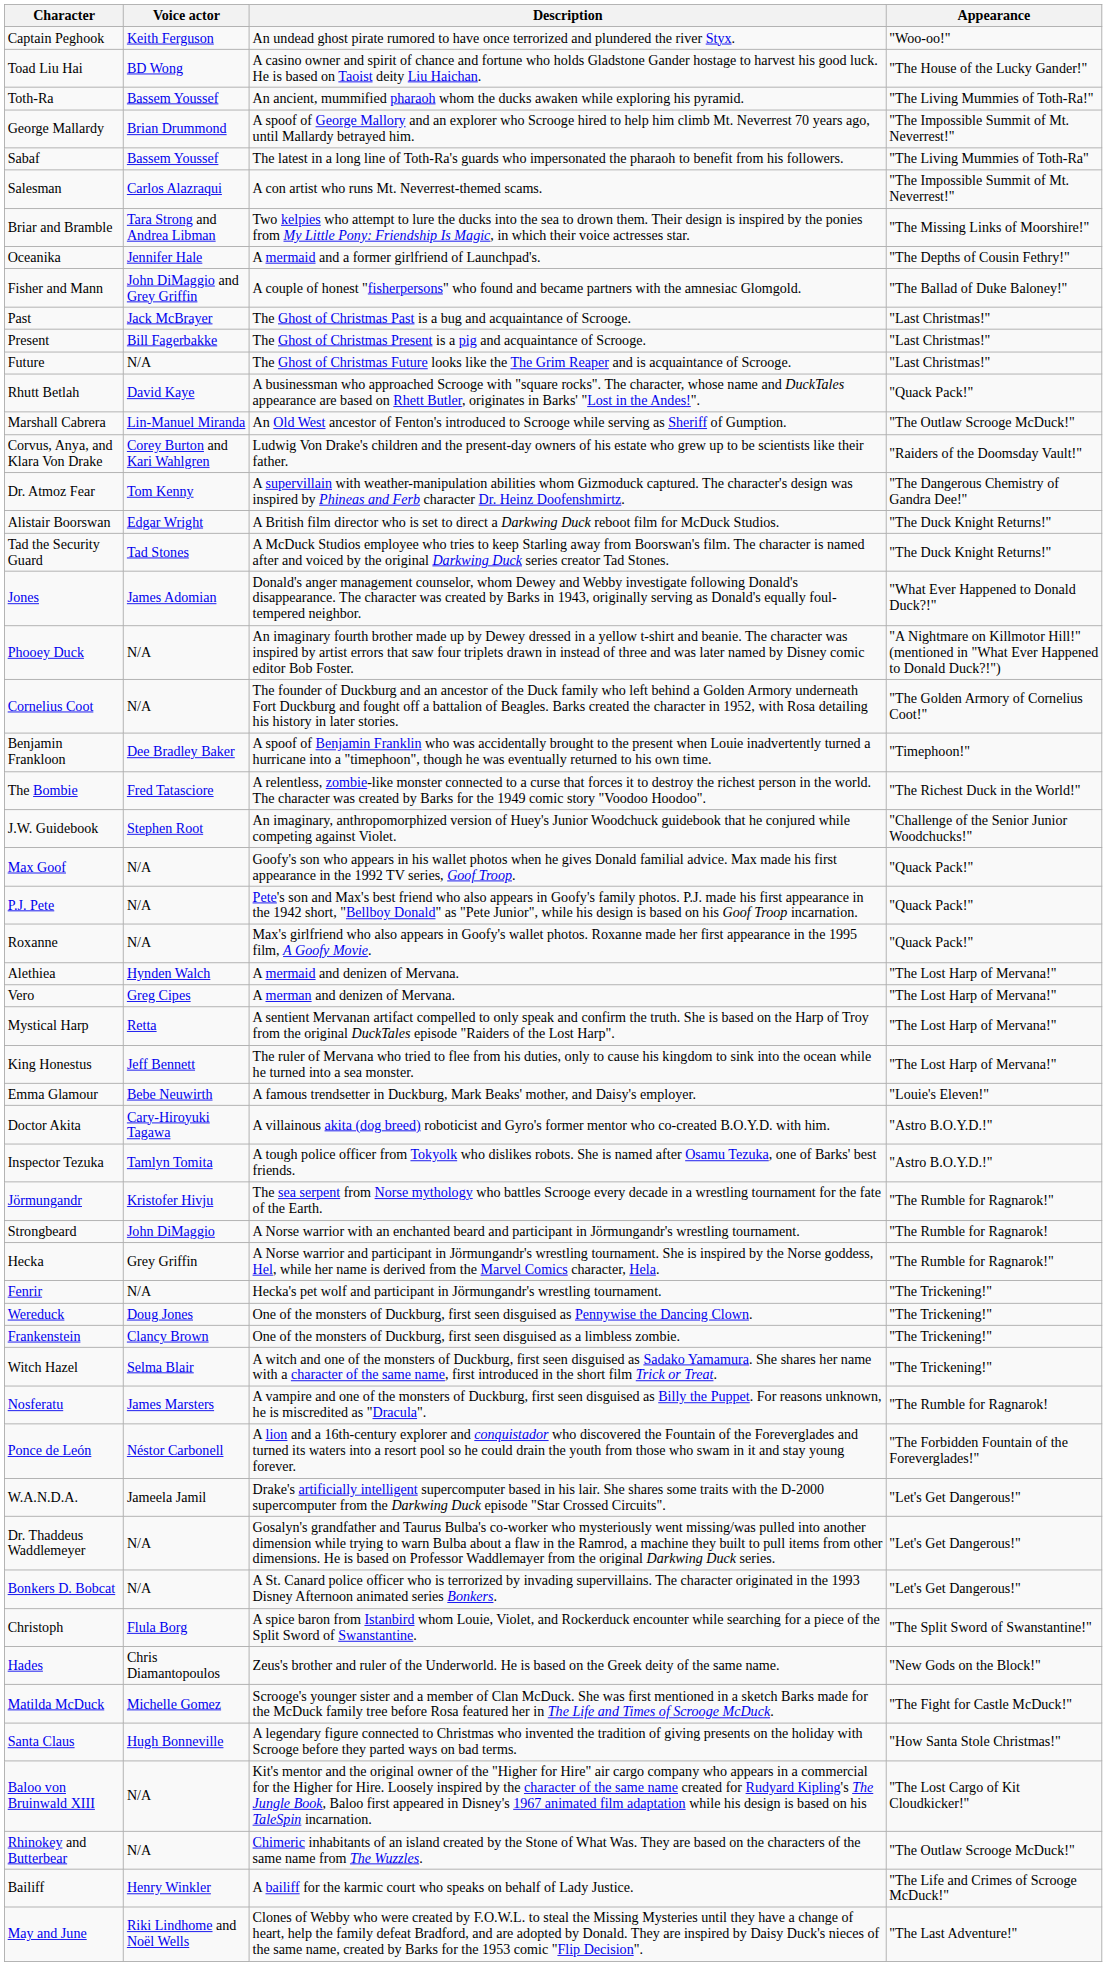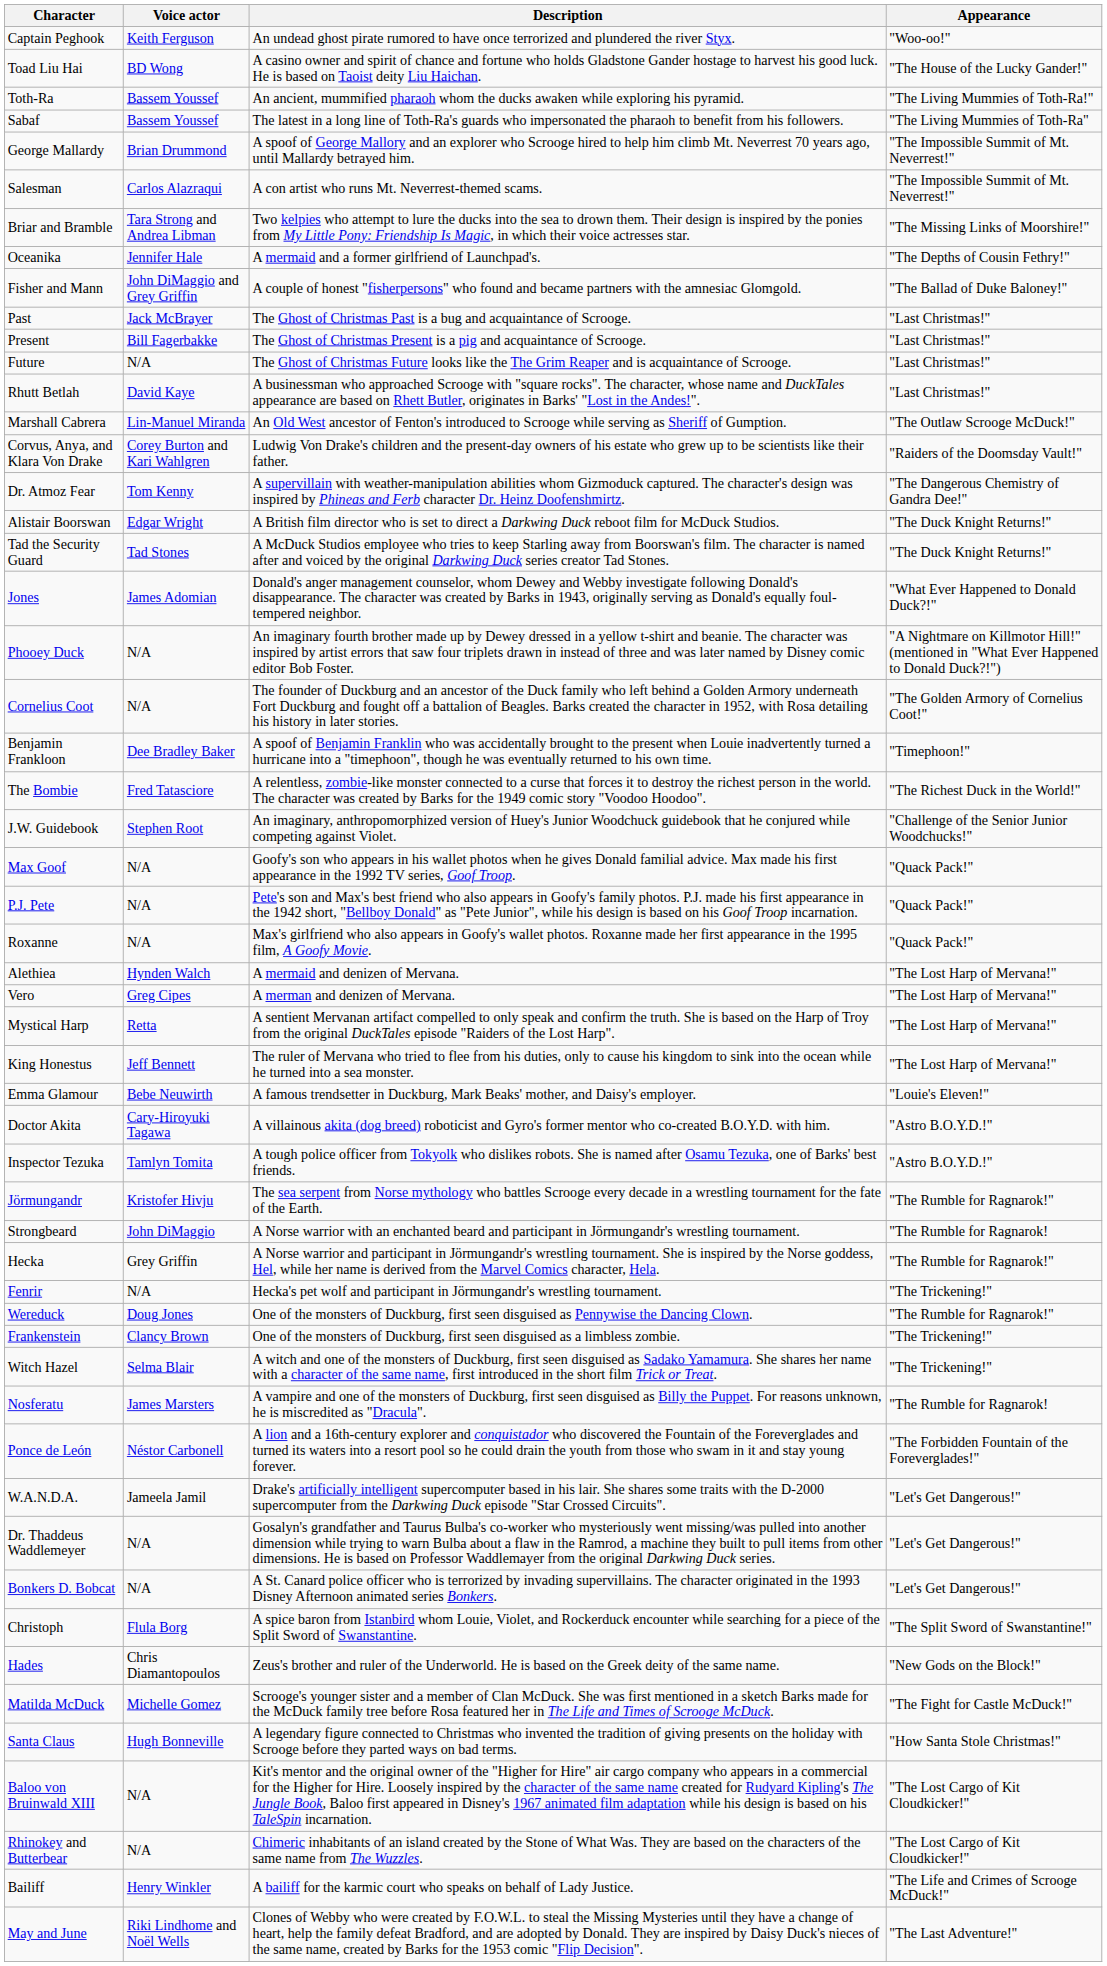rows swapped: (24, 158) <-> (56, 128)
(931, 393) "Quack Pack!" -> (940, 393) "Last Christmas!"
(941, 1314) "The Trickening!" -> (971, 1314) "The Rumble for Ragnarok!"
(982, 1850) "The Outlaw Scrooge McDuck!" -> (955, 1850) "The Lost Cargo of Kit Cloudkicker!"
